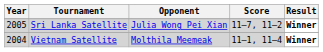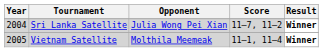(17, 25) 2005 -> (17, 25) 2004
(17, 39) 2004 -> (17, 39) 2005
